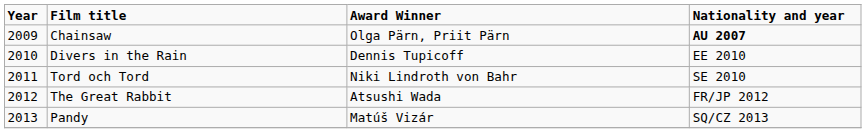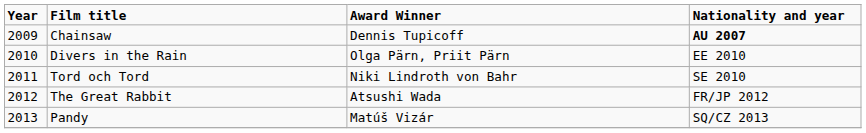(430, 35) Olga Pärn, Priit Pärn -> (407, 35) Dennis Tupicoff
(407, 56) Dennis Tupicoff -> (430, 56) Olga Pärn, Priit Pärn
